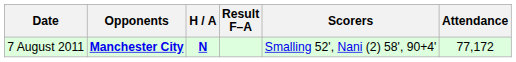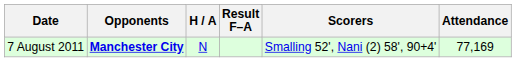(203, 47) bold -> (203, 47) normal
(475, 47) 77,172 -> (475, 47) 77,169
